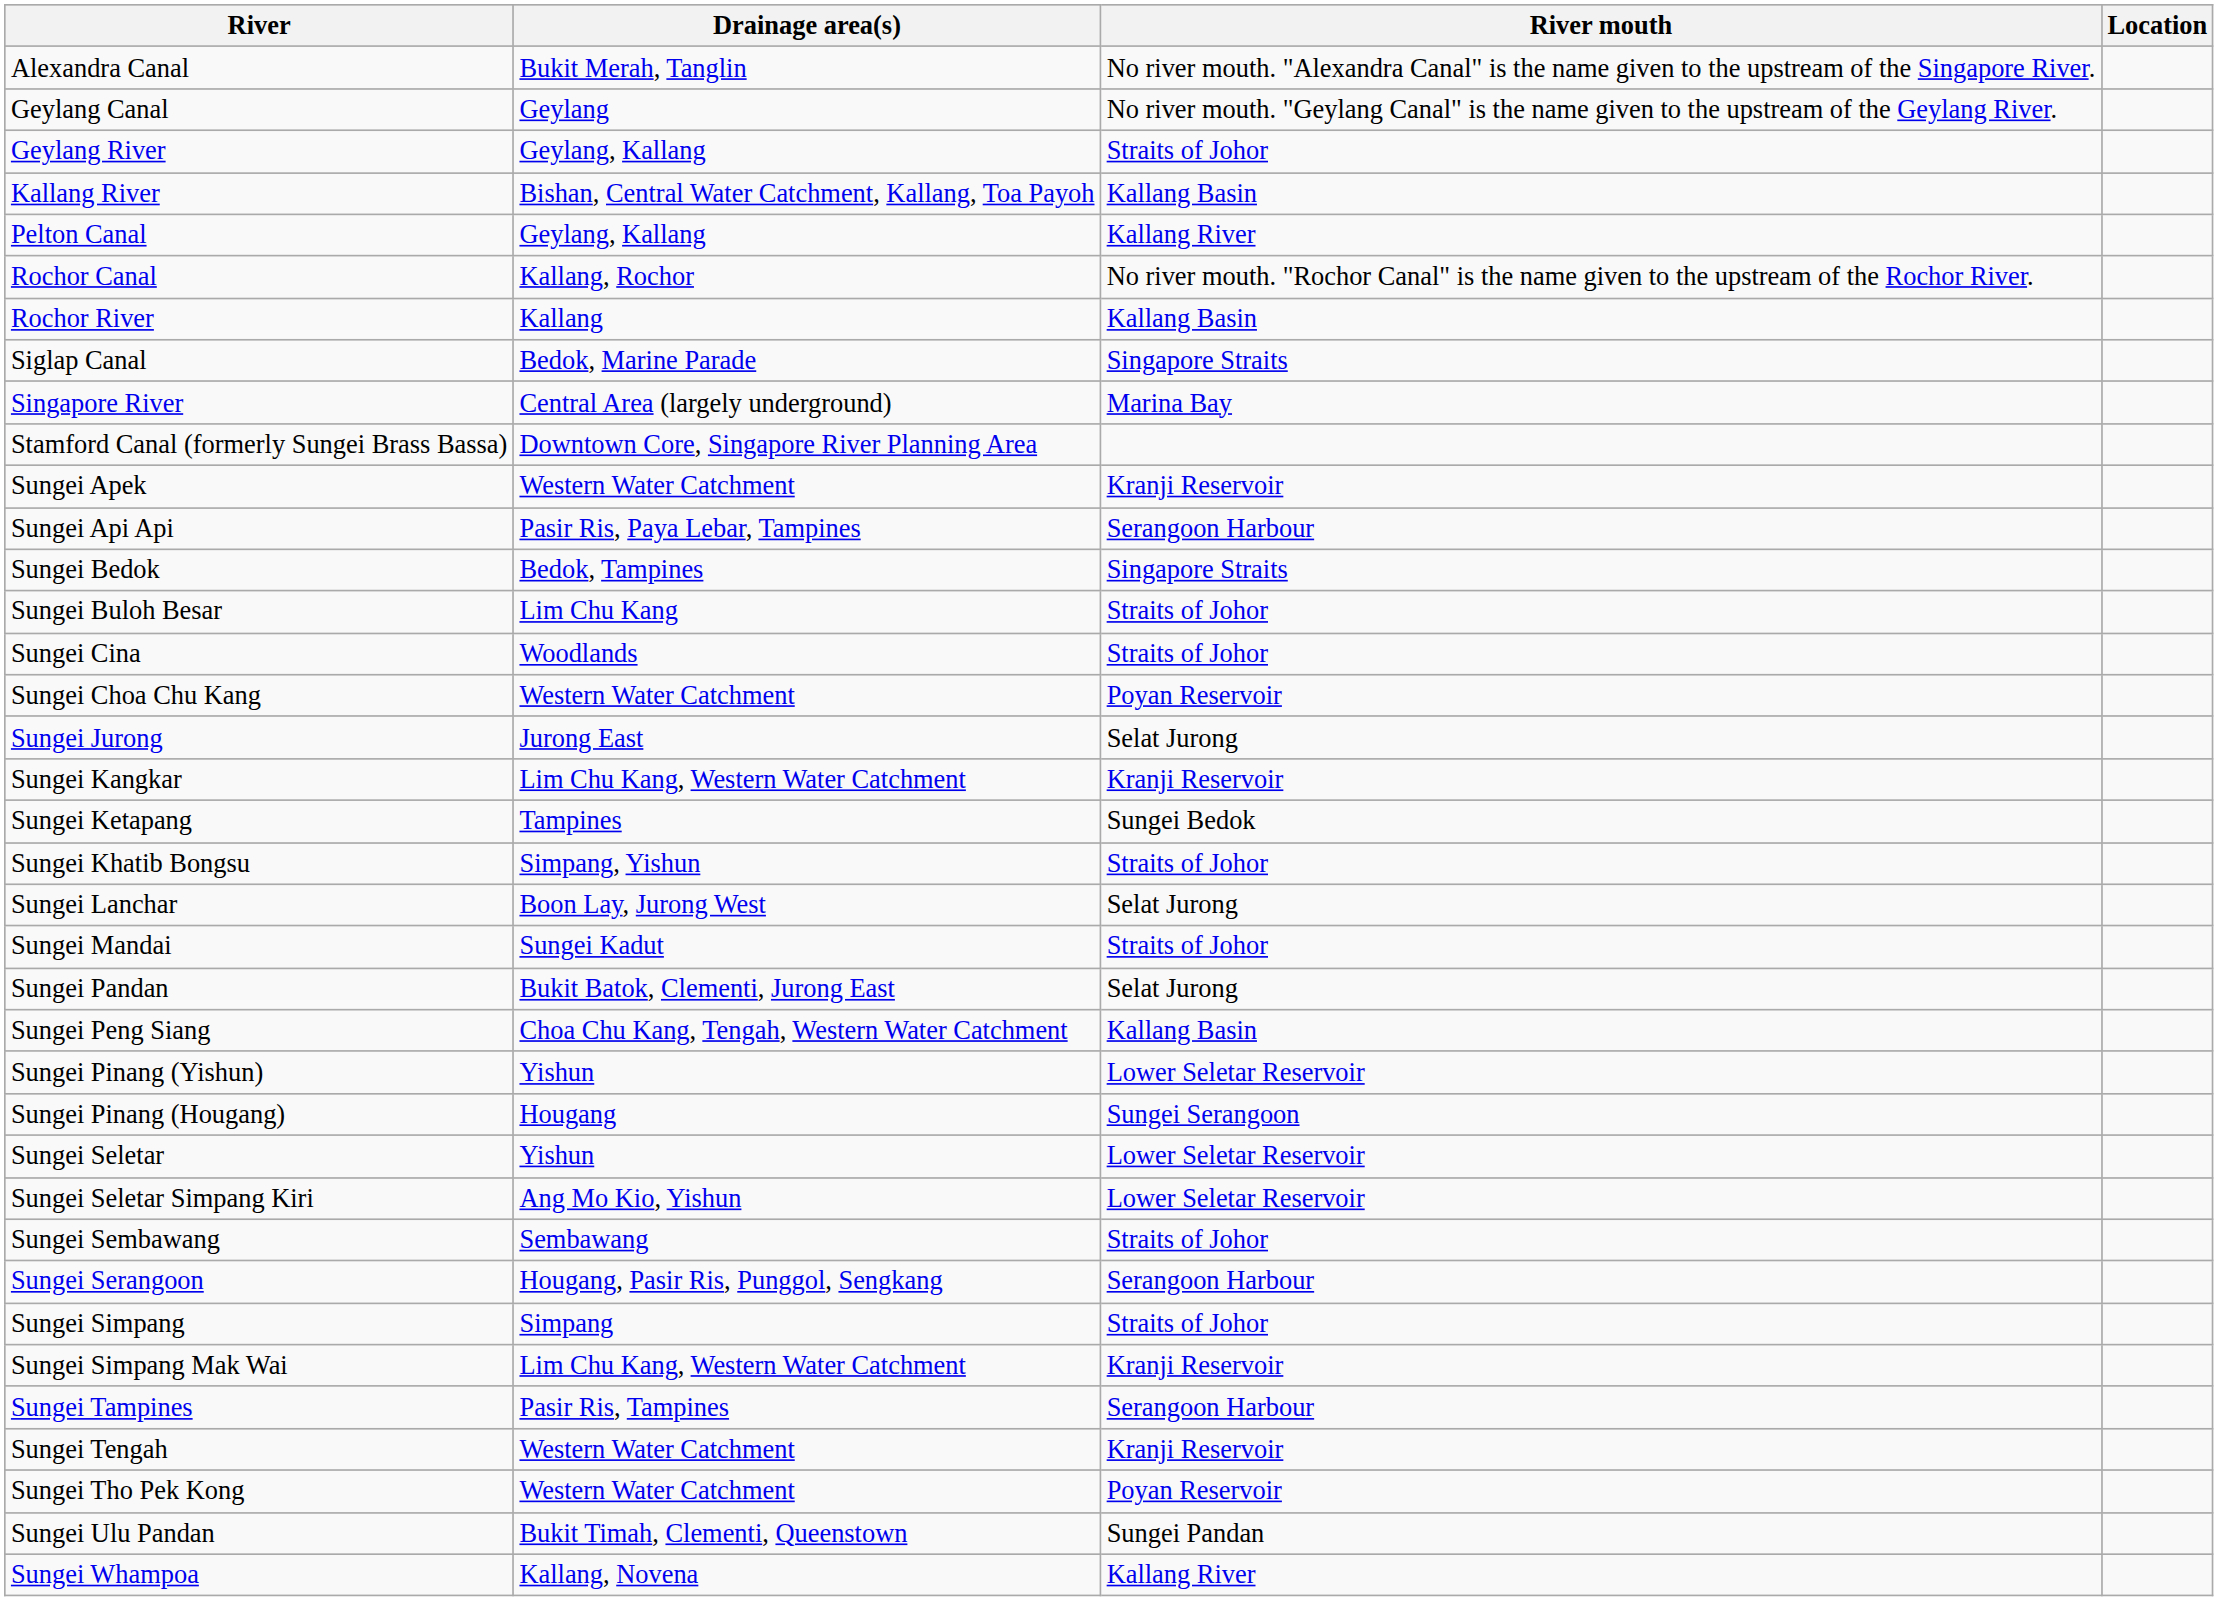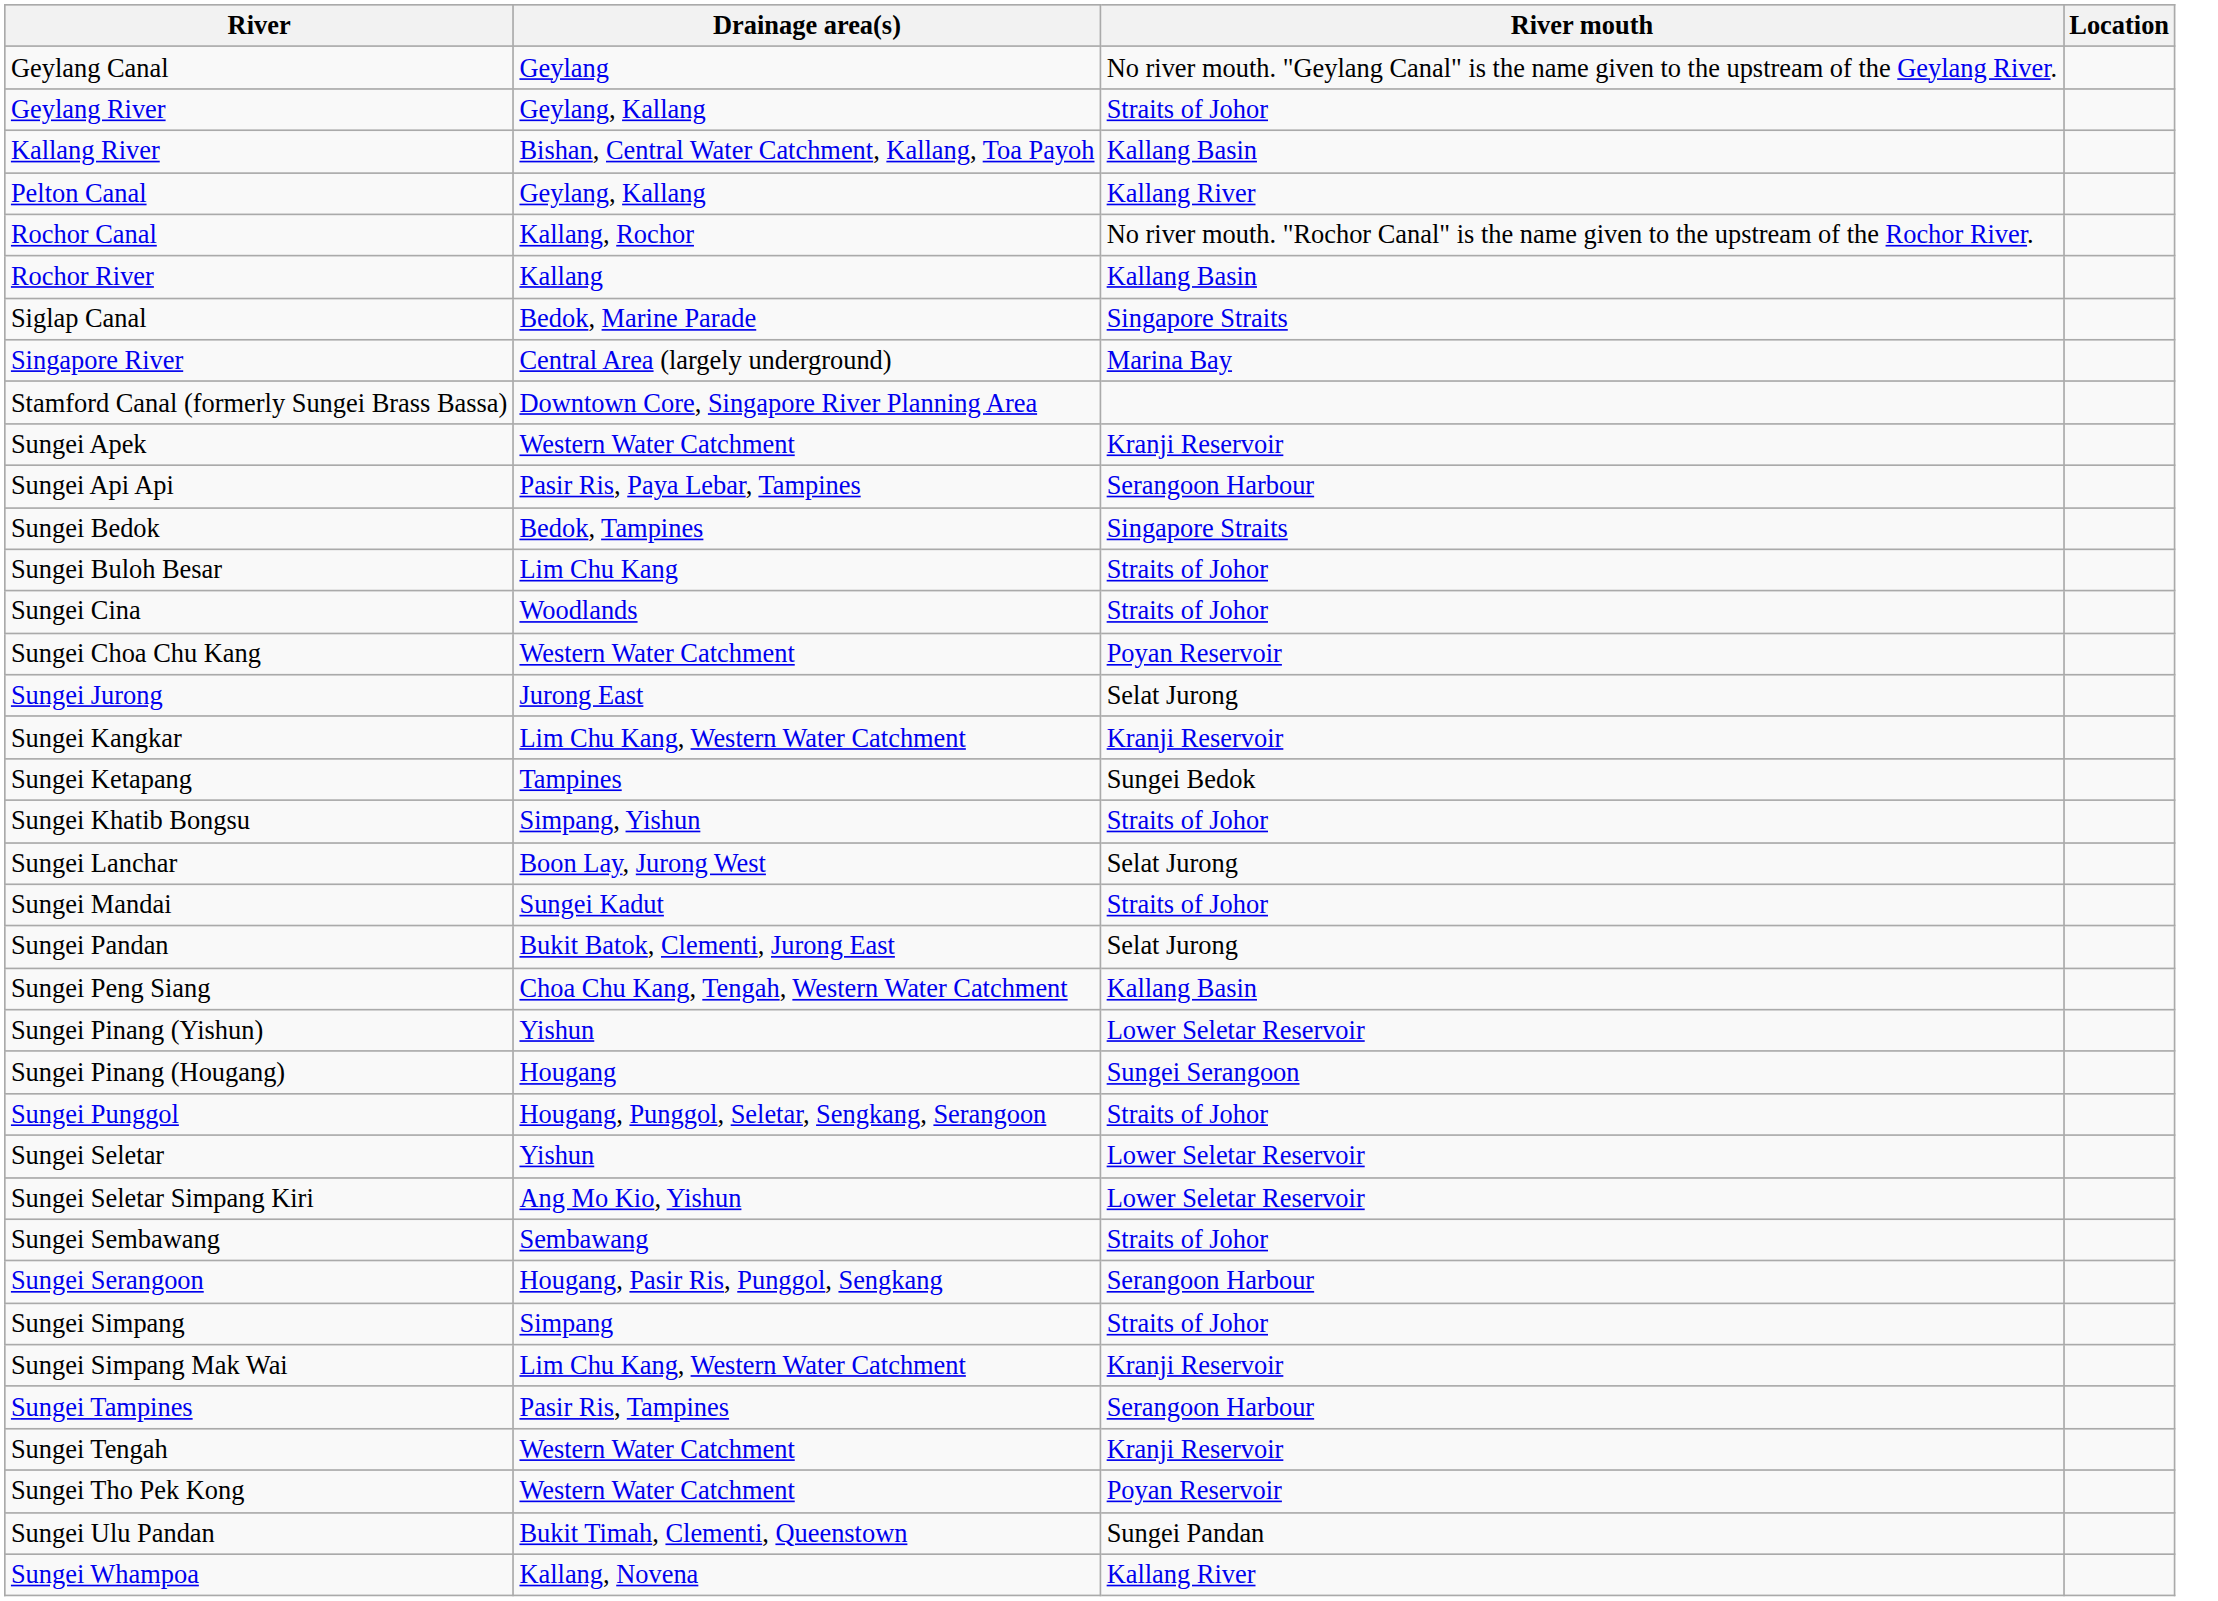- row: (100, 67)
+ row: (95, 1114)
